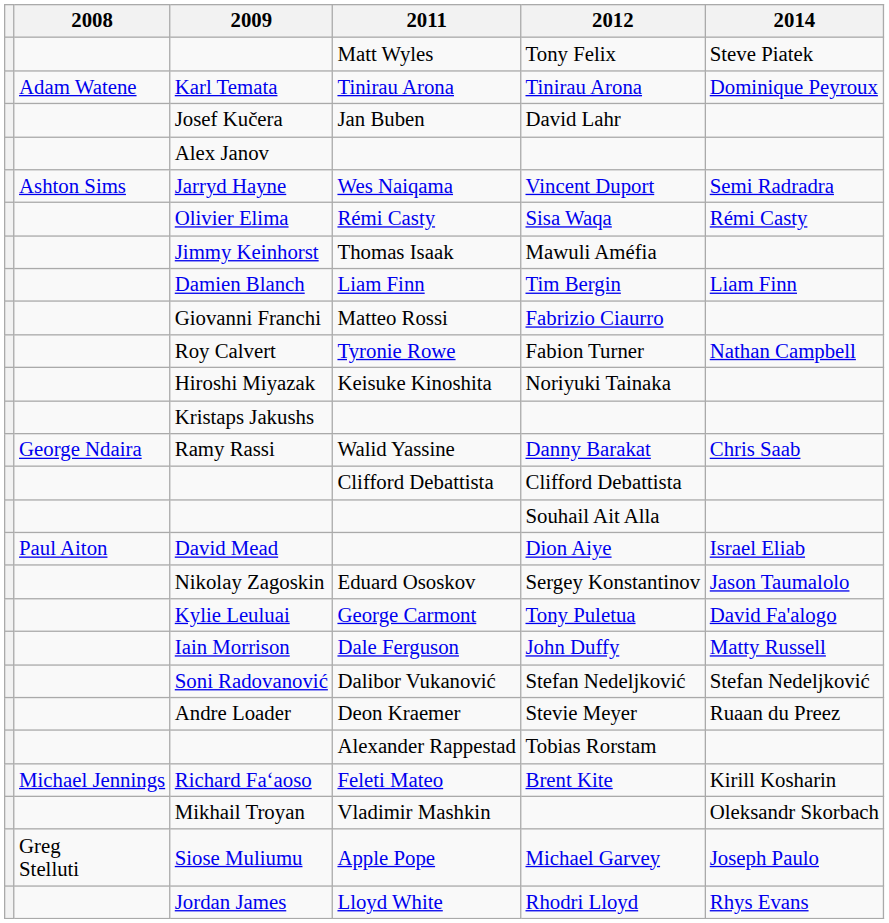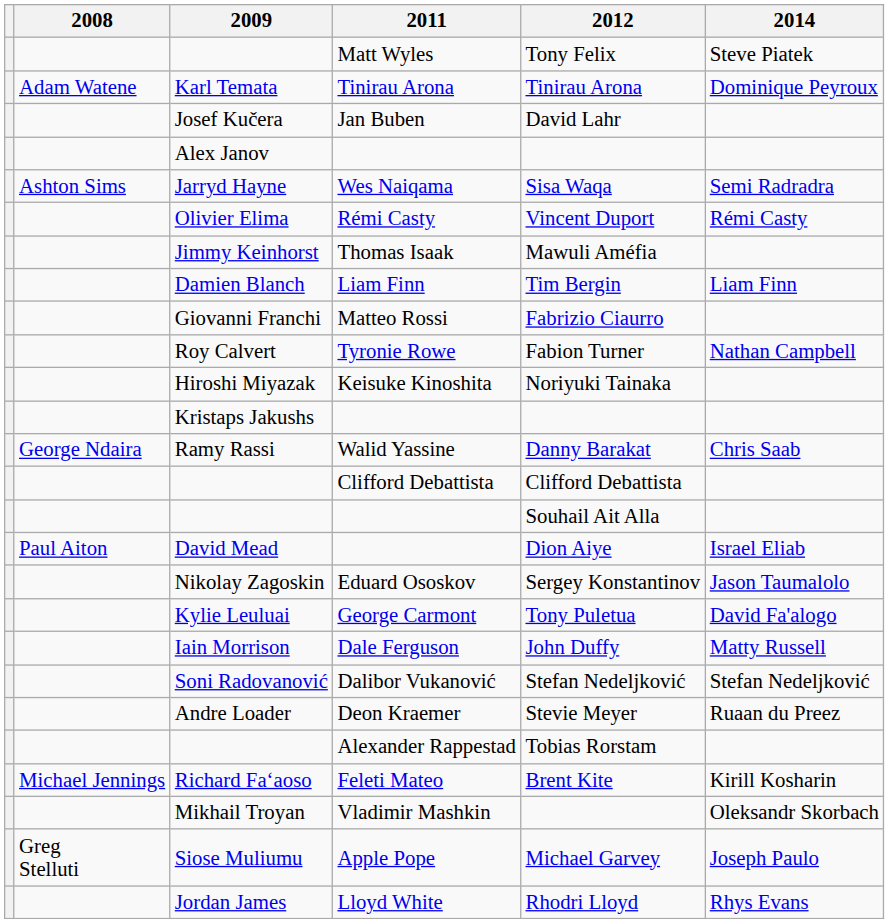(590, 185) Vincent Duport -> (569, 185) Sisa Waqa
(569, 218) Sisa Waqa -> (590, 218) Vincent Duport
